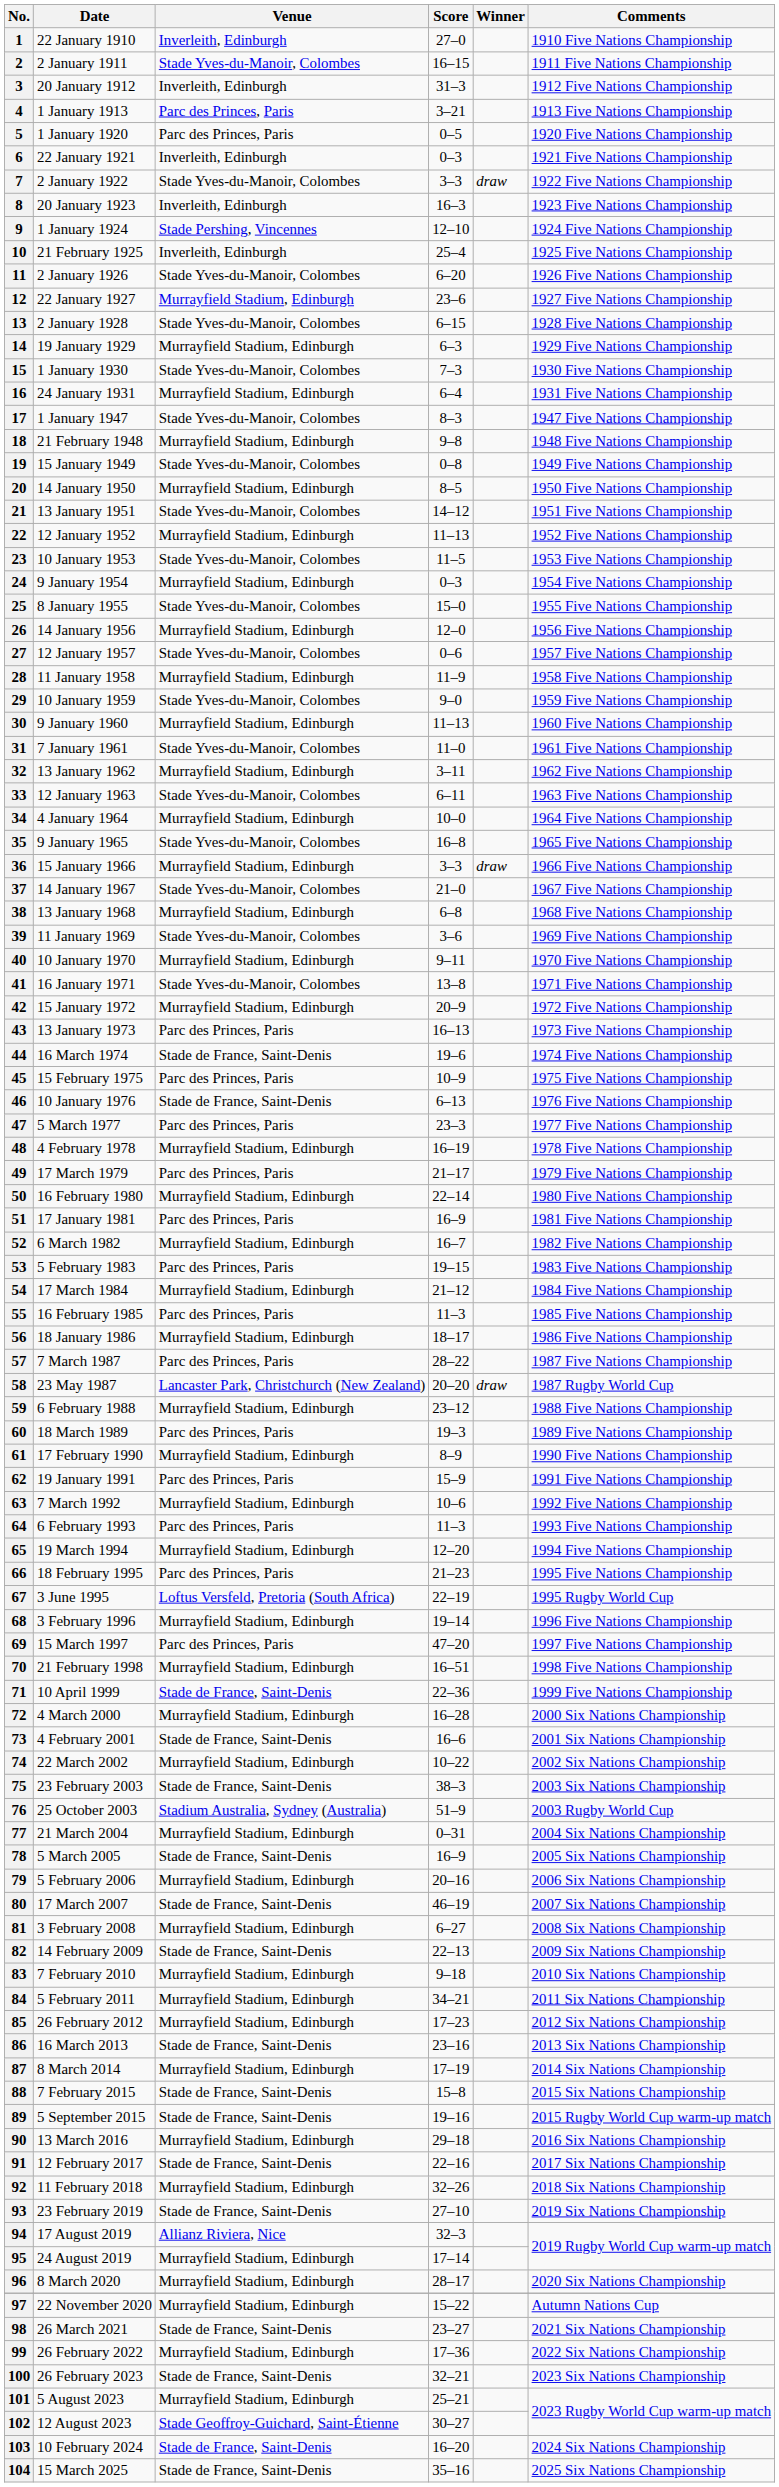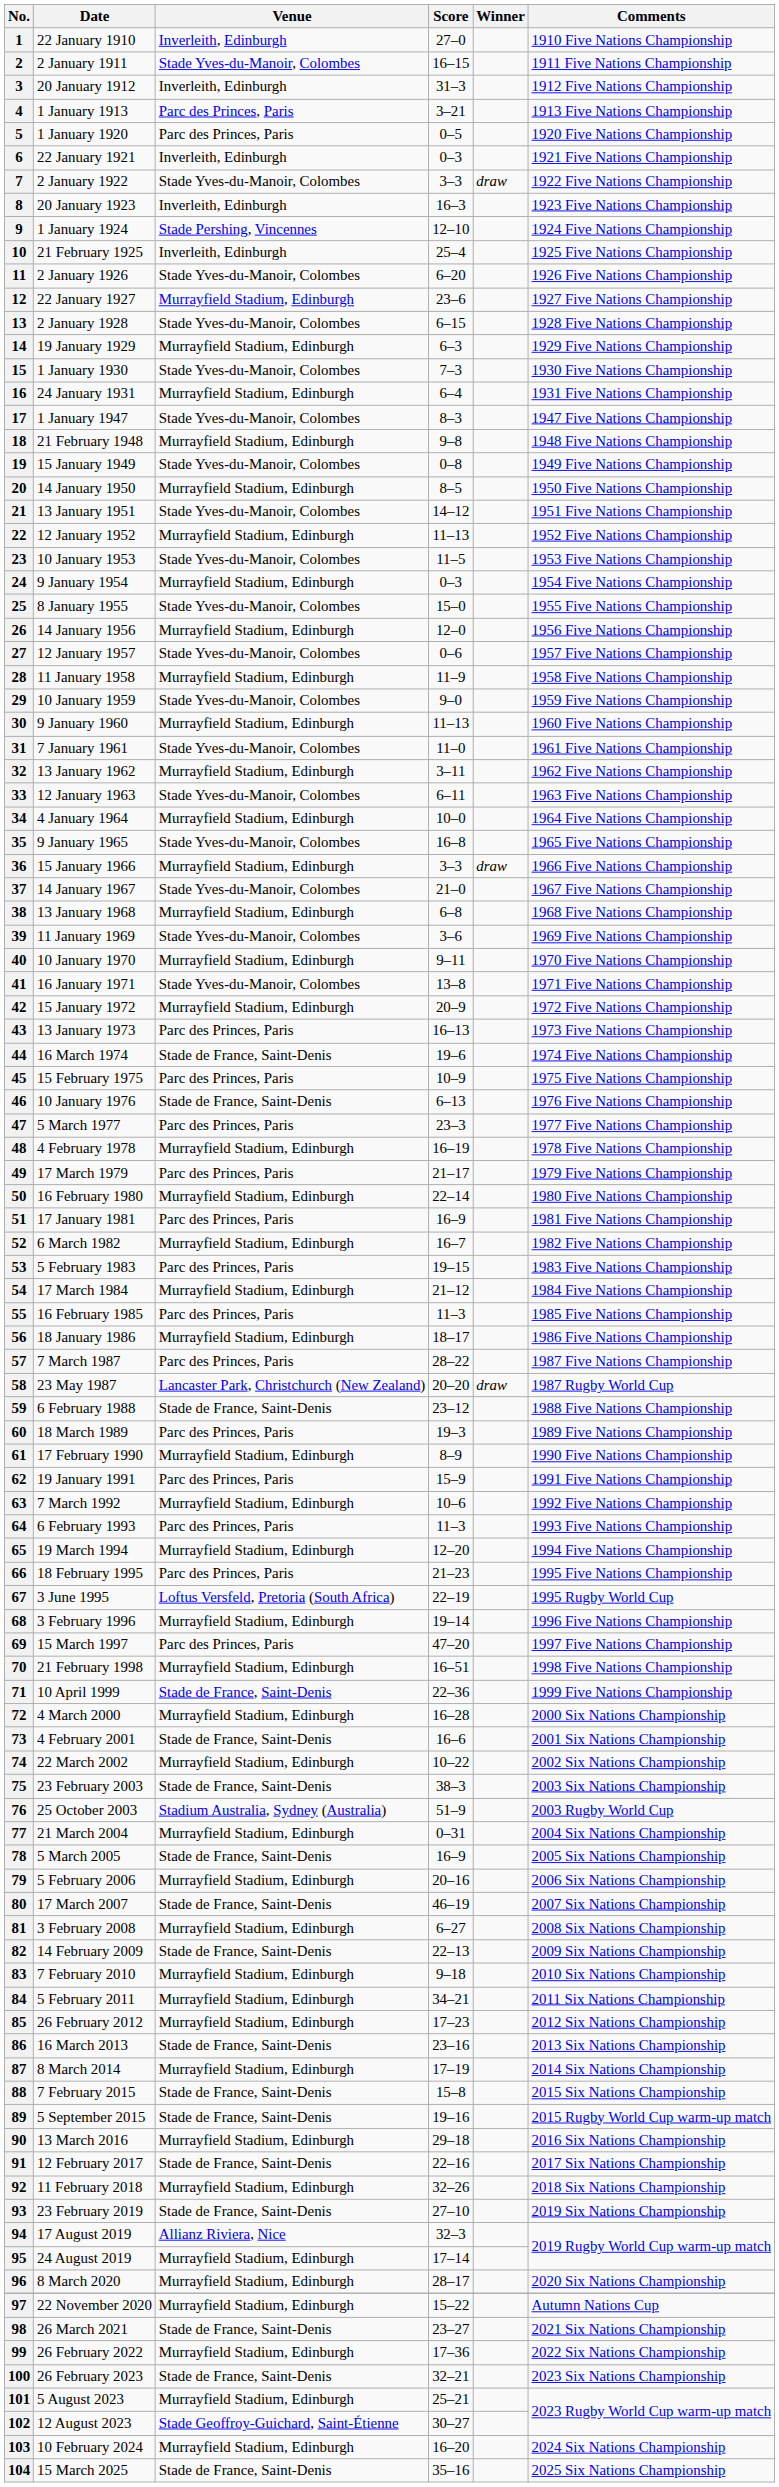(256, 1408) Murrayfield Stadium, Edinburgh -> (245, 1408) Stade de France, Saint-Denis
(245, 2446) Stade de France, Saint-Denis -> (256, 2446) Murrayfield Stadium, Edinburgh
